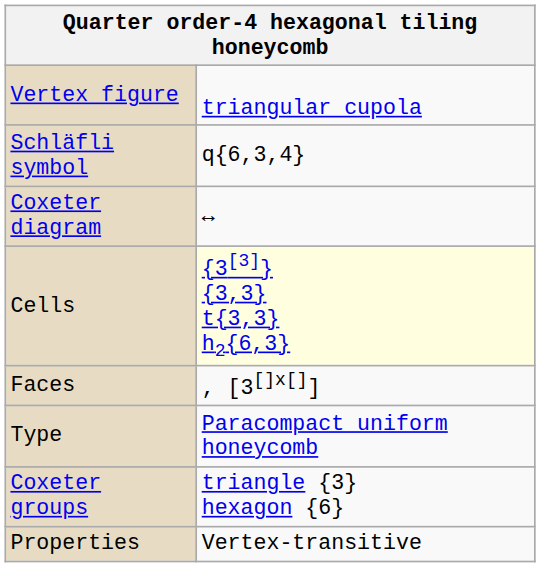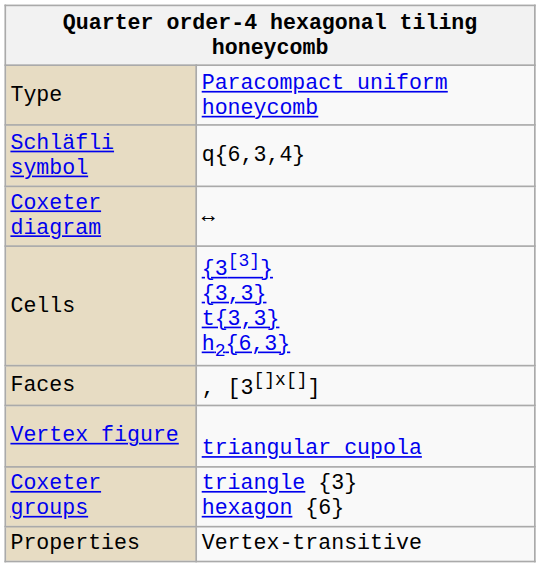rows swapped: (36, 436) <-> (95, 96)
(246, 306) lightyellow background -> (246, 306) no background
